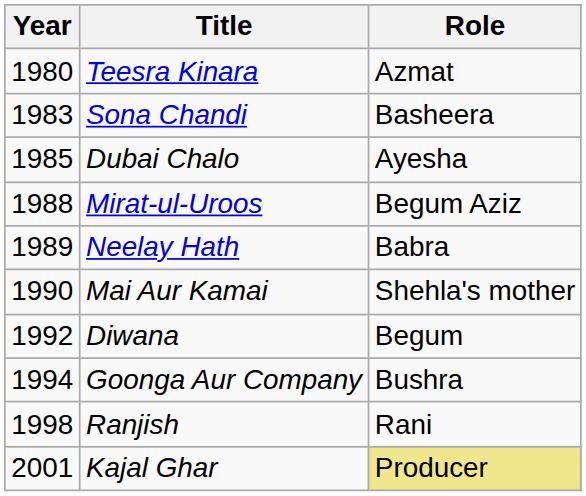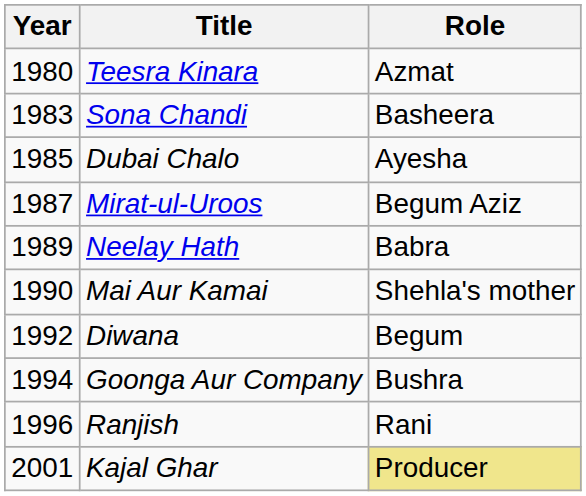(42, 203) 1988 -> (42, 203) 1987
(42, 423) 1998 -> (42, 423) 1996
